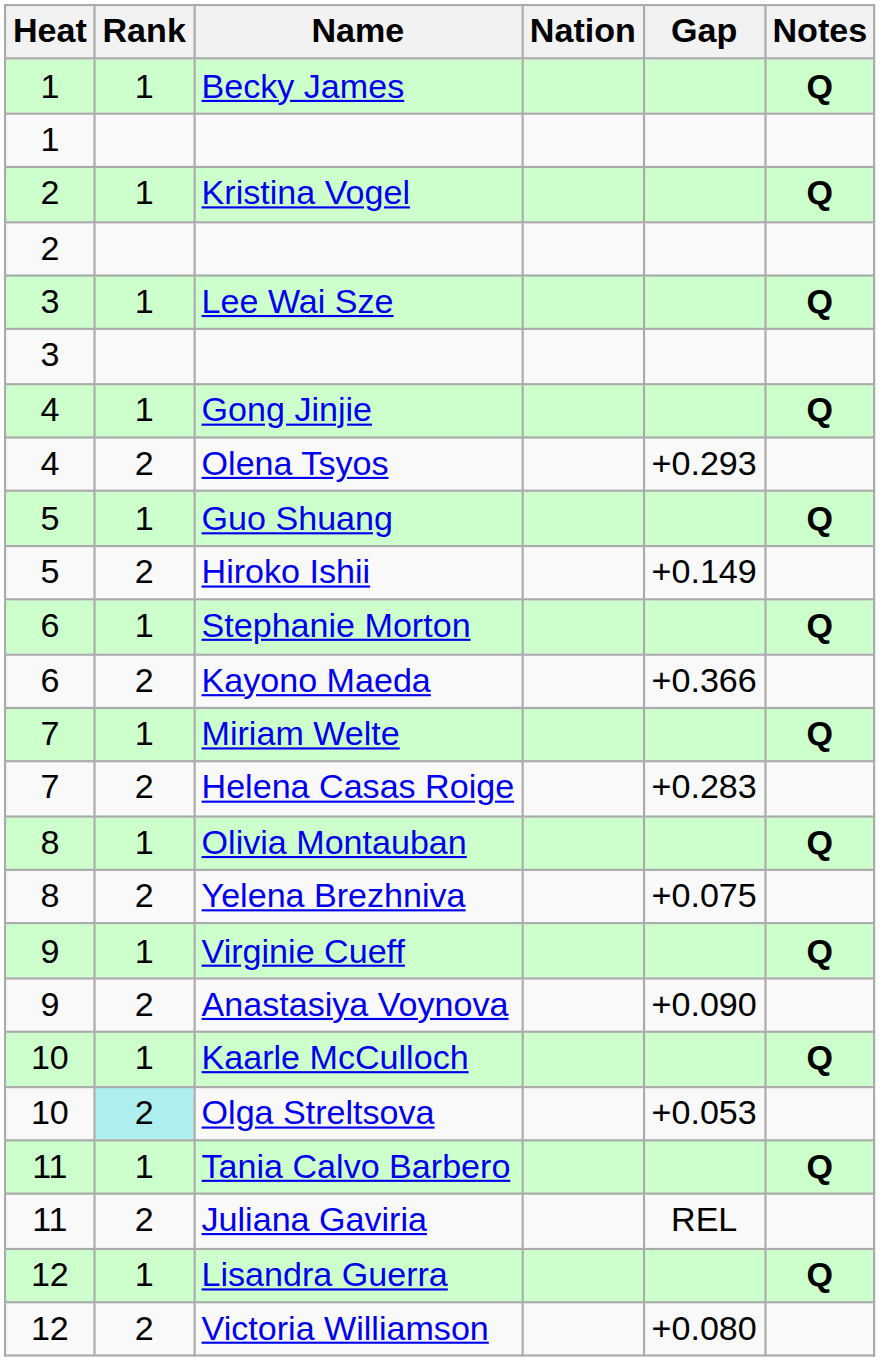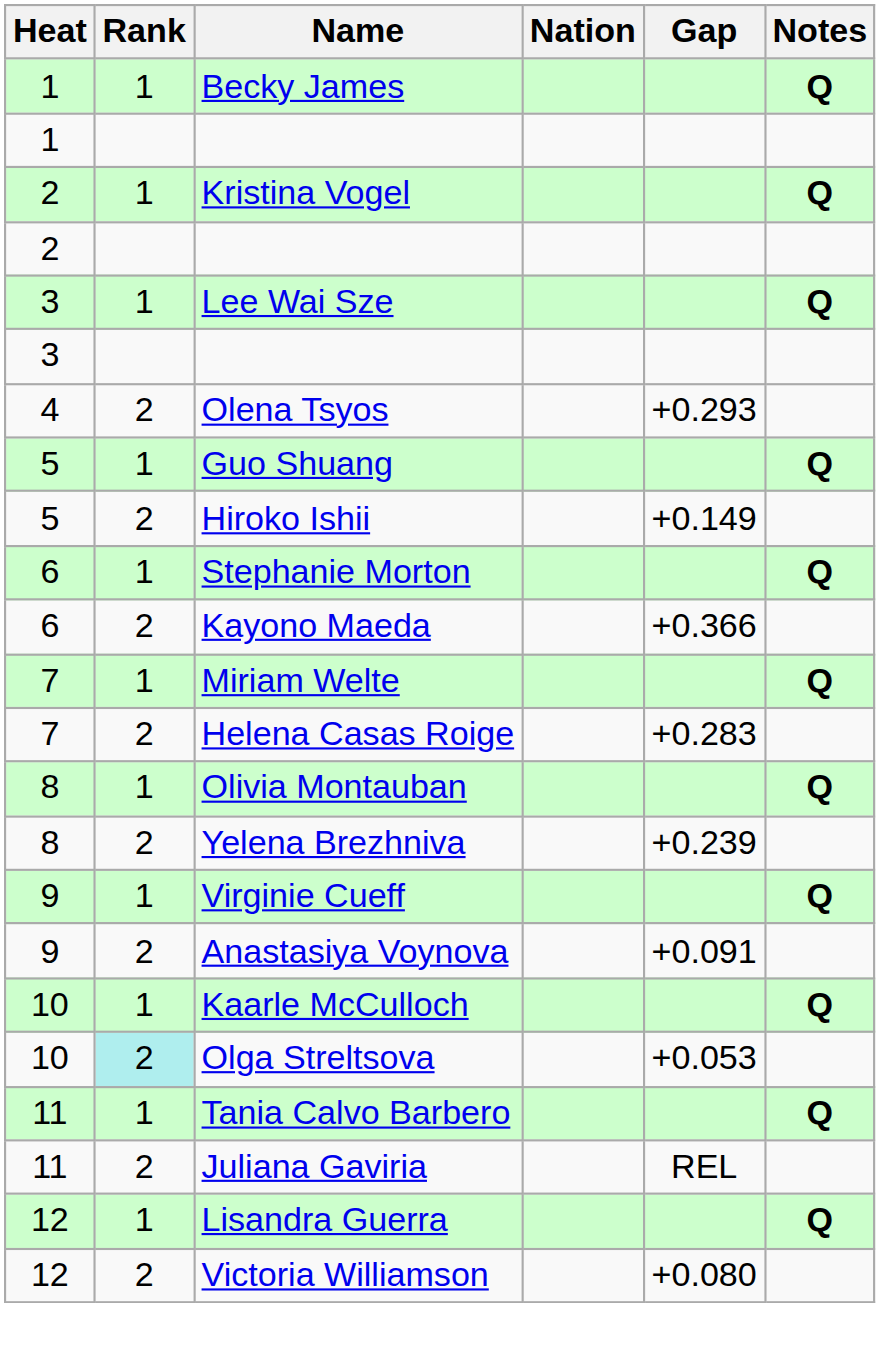- row: (50, 409)
(704, 896) +0.075 -> (704, 842) +0.239
(704, 1004) +0.090 -> (704, 950) +0.091
